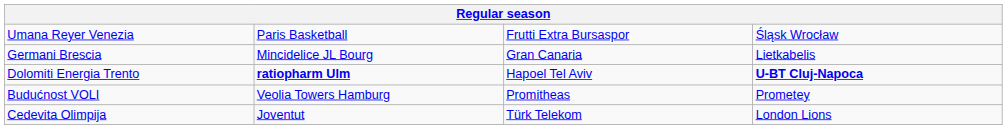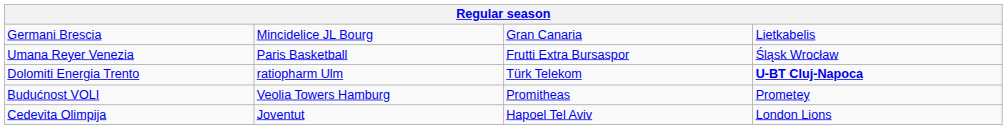rows swapped: (54, 54) <-> (71, 34)
(303, 74) bold -> (300, 74) normal
(549, 74) Hapoel Tel Aviv -> (544, 74) Türk Telekom
(544, 114) Türk Telekom -> (549, 114) Hapoel Tel Aviv
